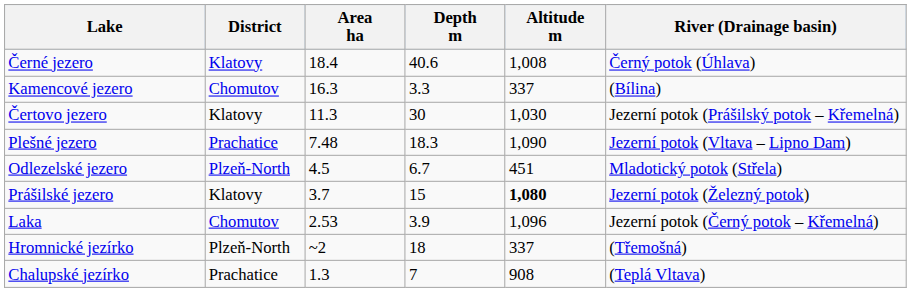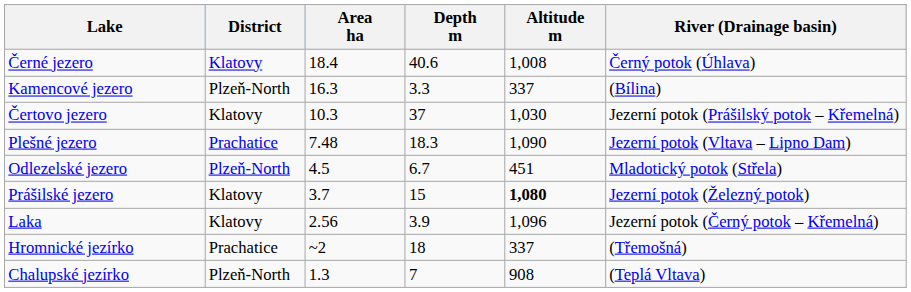(244, 89) Chomutov -> (249, 89) Plzeň-North
(323, 115) 11.3 -> (323, 115) 10.3
(417, 115) 30 -> (417, 115) 37
(244, 221) Chomutov -> (235, 221) Klatovy
(323, 221) 2.53 -> (323, 221) 2.56
(249, 247) Plzeň-North -> (243, 247) Prachatice
(243, 273) Prachatice -> (249, 273) Plzeň-North
